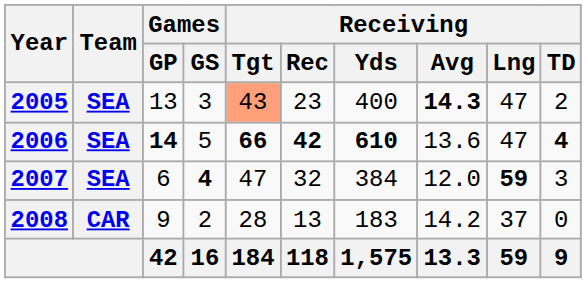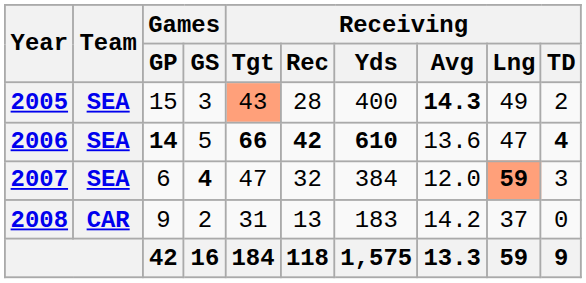(163, 102) 13 -> (163, 102) 15
(307, 102) 23 -> (307, 102) 28
(514, 102) 47 -> (514, 102) 49
(514, 180) no background -> (514, 180) lightsalmon background
(253, 219) 28 -> (253, 219) 31
